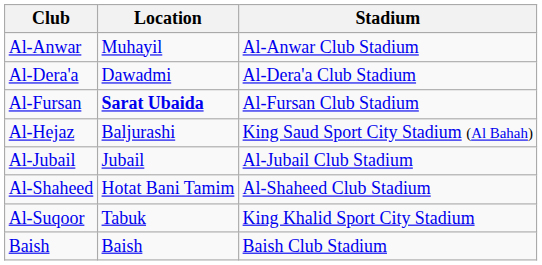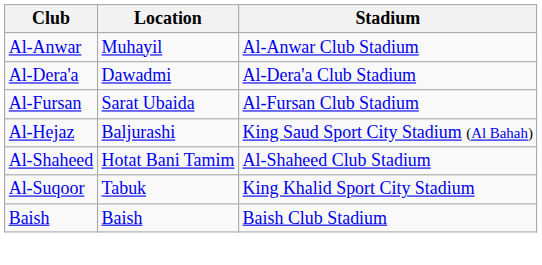(153, 103) bold -> (148, 103) normal
- row: (42, 160)
